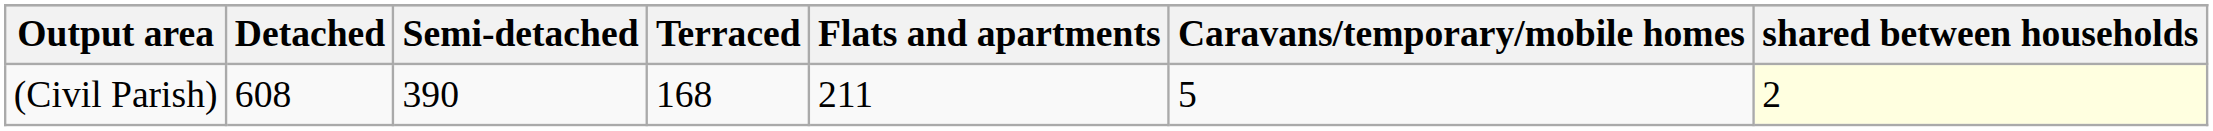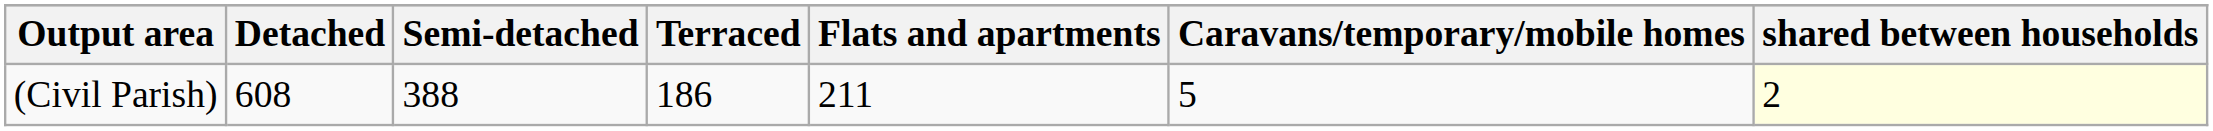(431, 93) 390 -> (431, 93) 388
(684, 93) 168 -> (684, 93) 186
